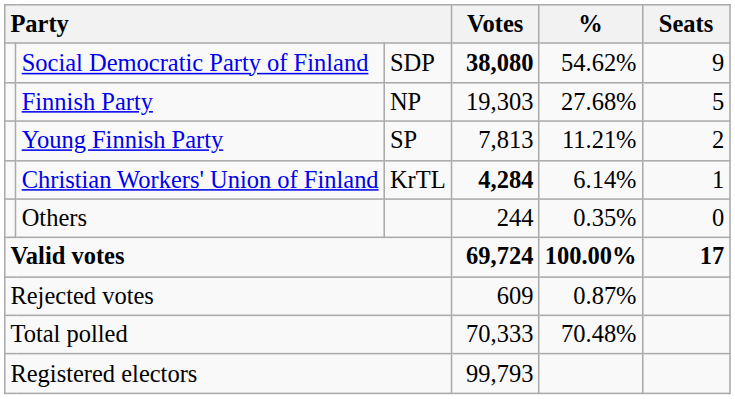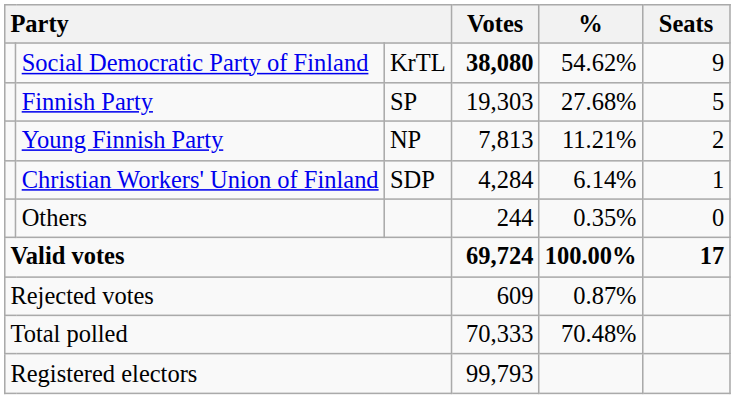(412, 62) SDP -> (418, 62) KrTL
(406, 101) NP -> (404, 101) SP
(404, 140) SP -> (406, 140) NP
(418, 179) KrTL -> (412, 179) SDP
(506, 179) bold -> (506, 179) normal
